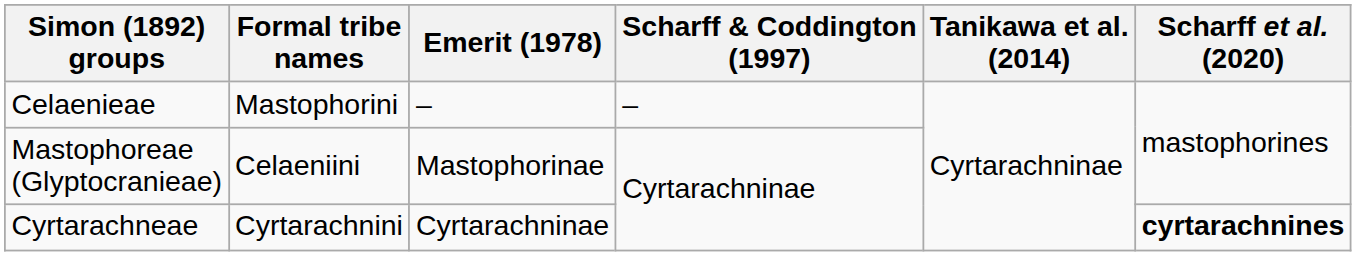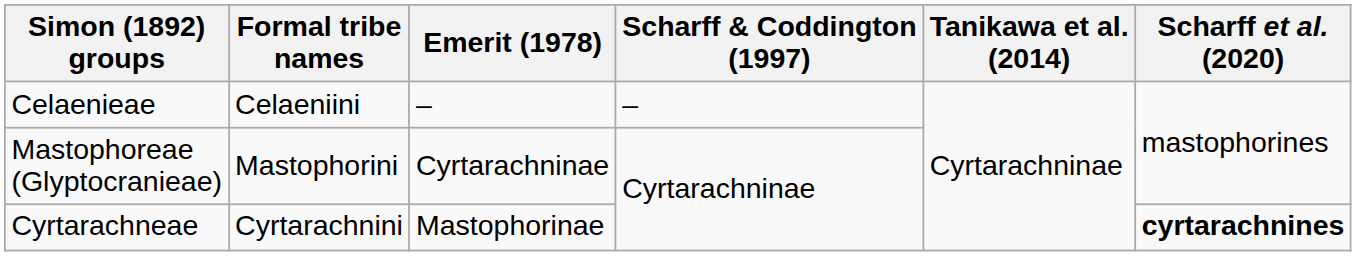(317, 104) Mastophorini -> (298, 104) Celaeniini
(298, 165) Celaeniini -> (317, 165) Mastophorini
(510, 165) Mastophorinae -> (513, 165) Cyrtarachninae
(513, 226) Cyrtarachninae -> (510, 226) Mastophorinae
